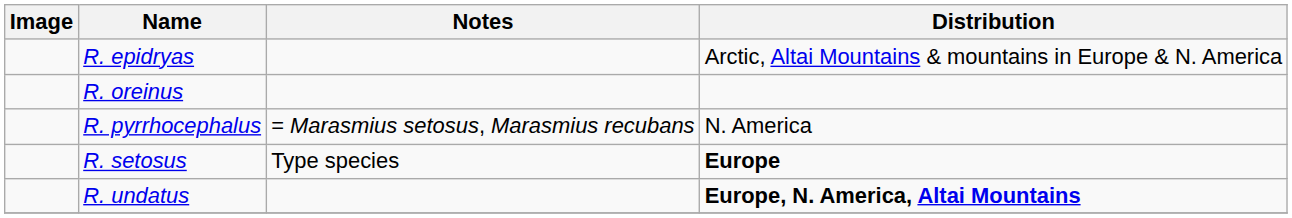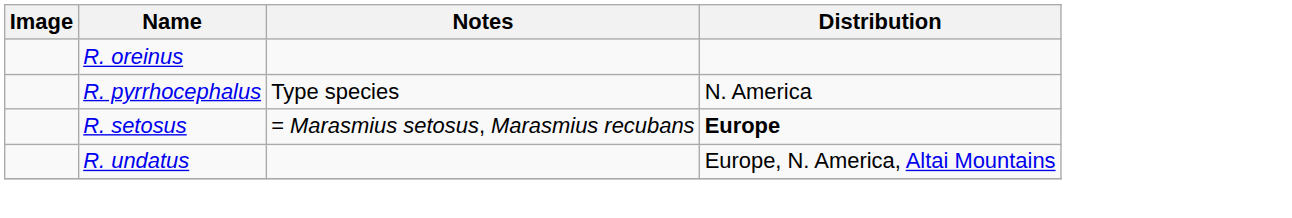- row: (139, 56)
(483, 126) = Marasmius setosus, Marasmius recubans -> (335, 91) Type species
(335, 160) Type species -> (483, 126) = Marasmius setosus, Marasmius recubans
(893, 195) bold -> (880, 160) normal
